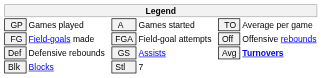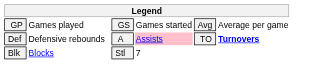(119, 25) A -> (123, 25) GS
(228, 25) TO -> (205, 25) Avg
- row: (15, 39)
(123, 53) GS -> (119, 39) A
(152, 53) no background -> (149, 39) pink background
(229, 53) Avg -> (204, 39) TO
